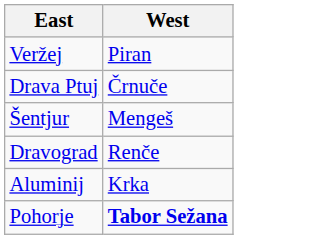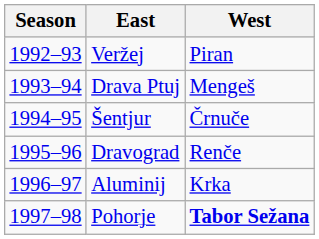+ column: (46, 20)
(138, 86) Črnuče -> (222, 86) Mengeš
(140, 119) Mengeš -> (219, 119) Črnuče
